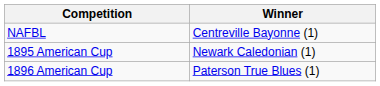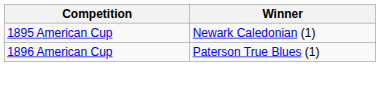- row: (26, 33)
